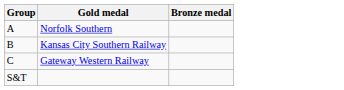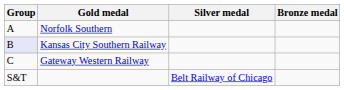+ column: (222, 12)
(10, 45) no background -> (10, 45) lavender background
